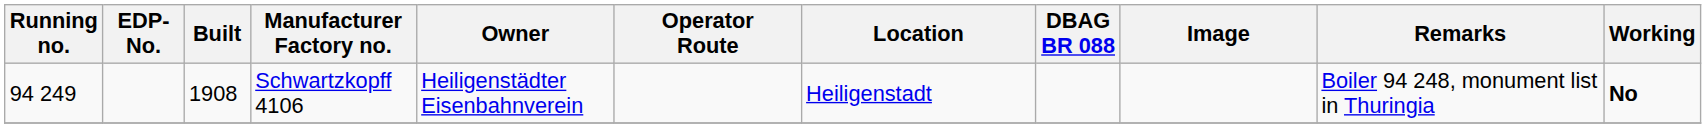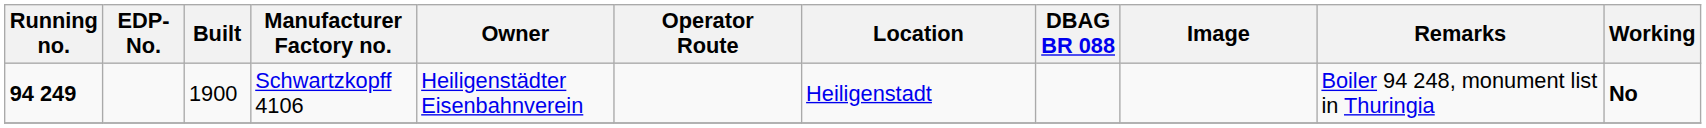(43, 92) normal -> (43, 92) bold
(213, 92) 1908 -> (213, 92) 1900
